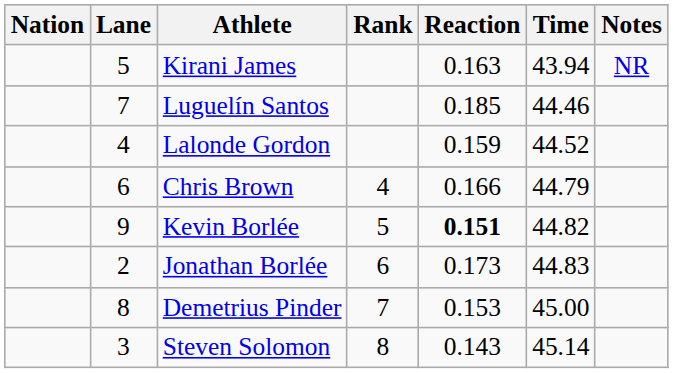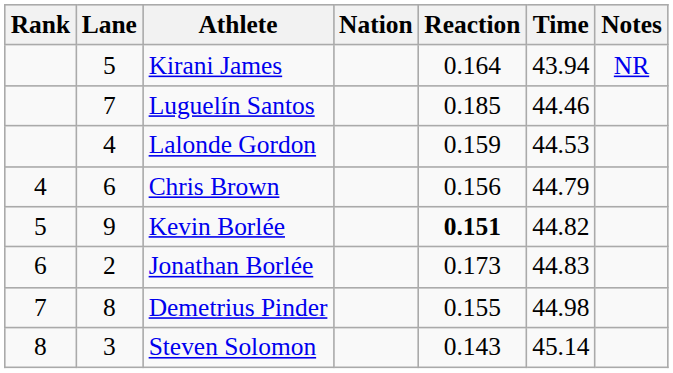columns swapped: (383, 24) <-> (47, 24)
(472, 65) 0.163 -> (472, 65) 0.164
(561, 145) 44.52 -> (561, 145) 44.53
(472, 186) 0.166 -> (472, 186) 0.156
(472, 307) 0.153 -> (472, 307) 0.155
(561, 307) 45.00 -> (561, 307) 44.98
